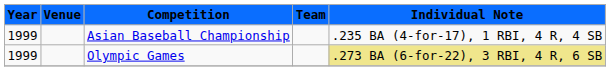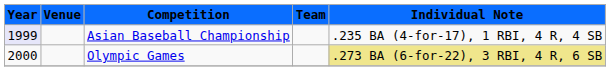(22, 35) no background -> (22, 35) lavender background
(22, 55) 1999 -> (22, 55) 2000
